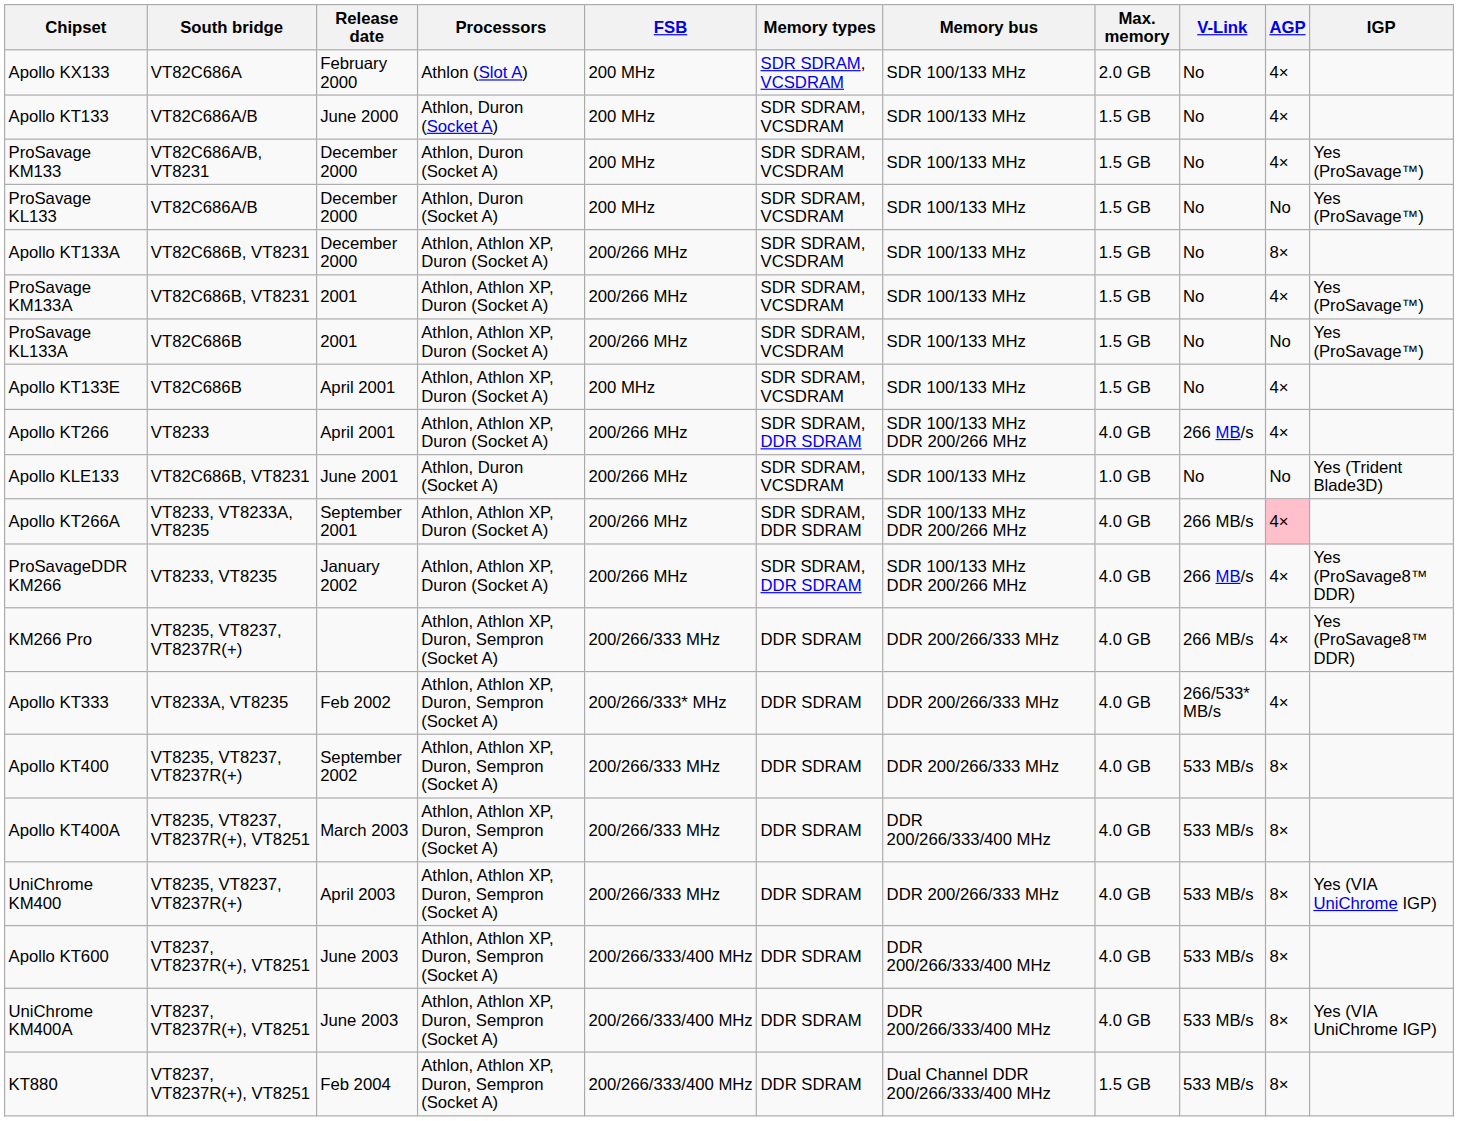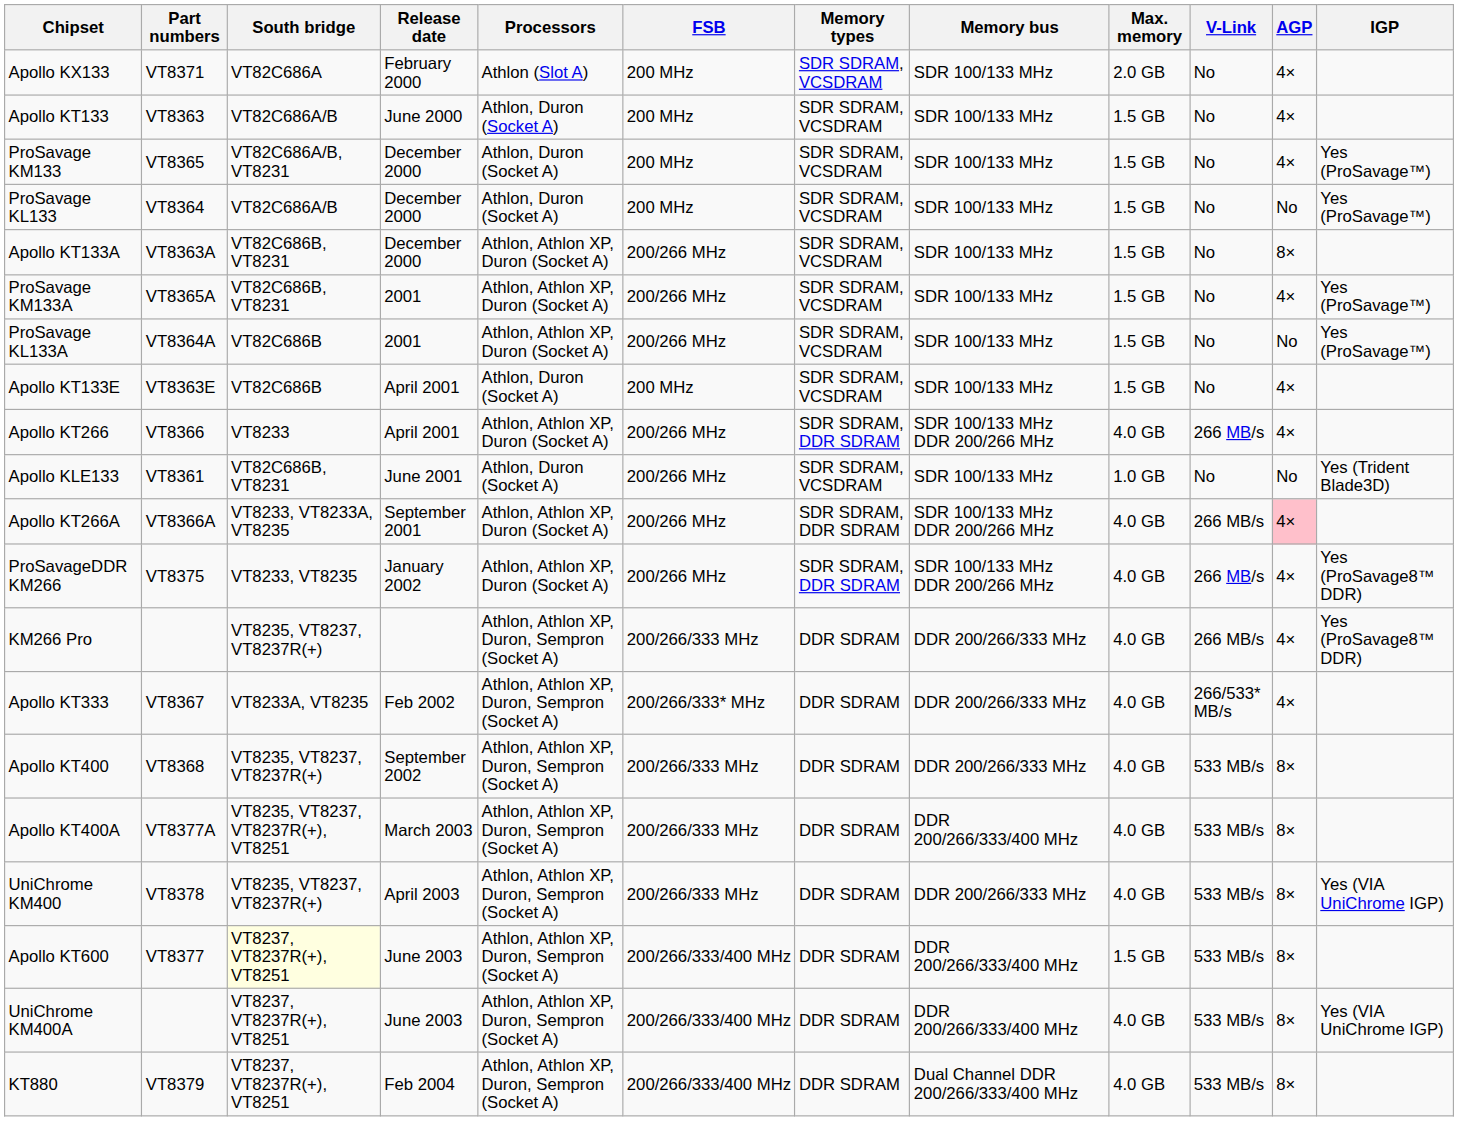+ column: (184, 27)
(487, 387) Athlon, Athlon XP, Duron (Socket A) -> (533, 387) Athlon, Duron (Socket A)
(230, 957) no background -> (279, 957) lightyellow background
(1125, 957) 4.0 GB -> (1139, 957) 1.5 GB
(1125, 1084) 1.5 GB -> (1139, 1084) 4.0 GB
